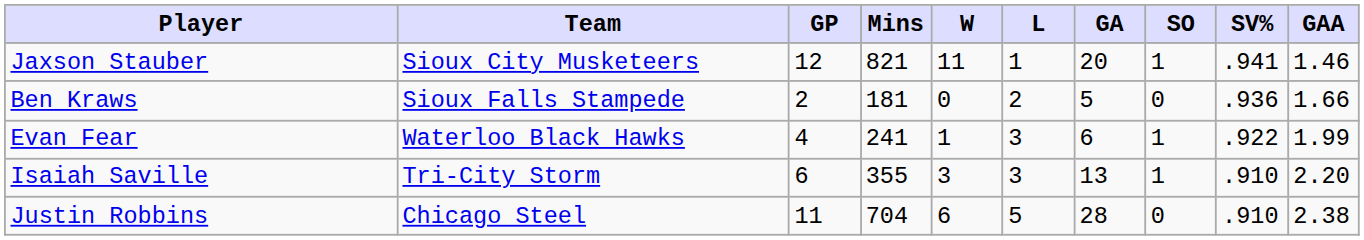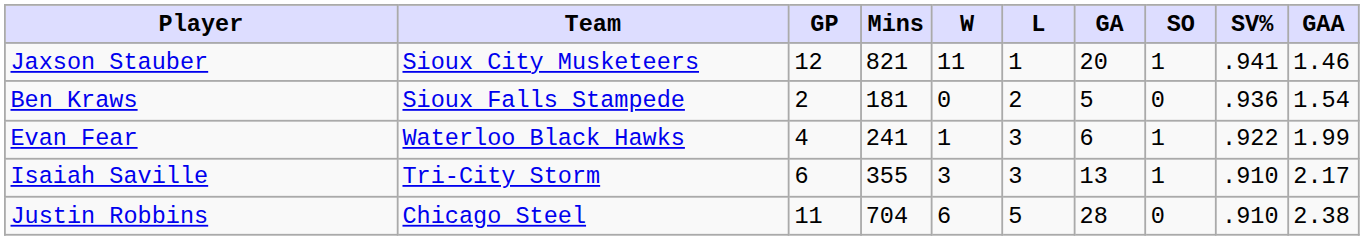(1322, 101) 1.66 -> (1322, 101) 1.54
(1322, 177) 2.20 -> (1322, 177) 2.17
